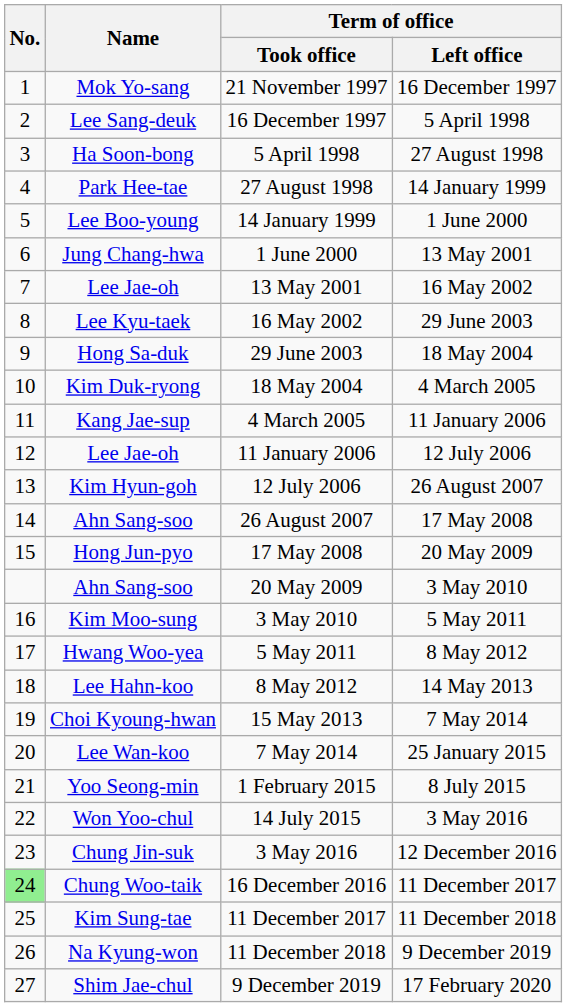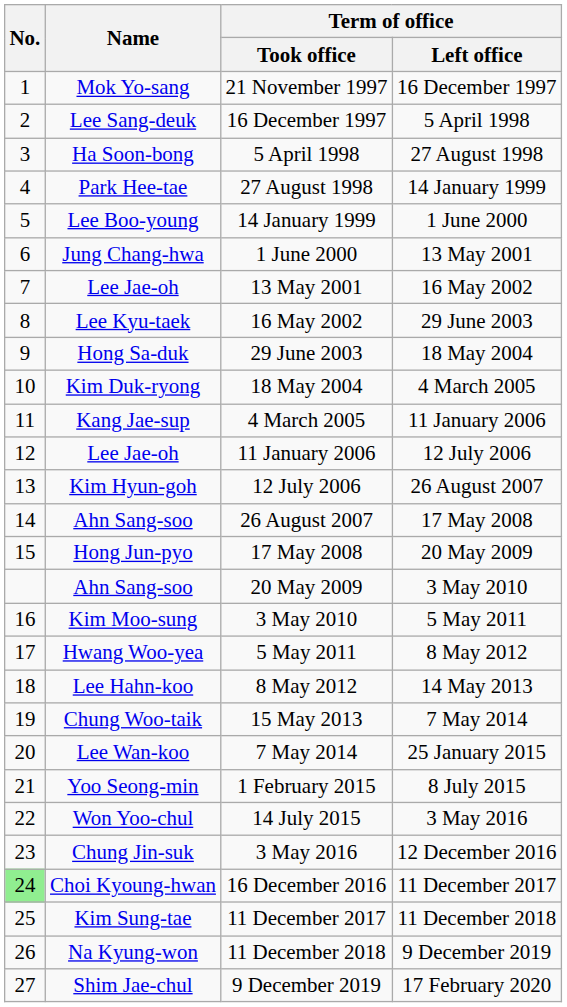(133, 719) Choi Kyoung-hwan -> (133, 719) Chung Woo-taik
(133, 885) Chung Woo-taik -> (133, 885) Choi Kyoung-hwan
